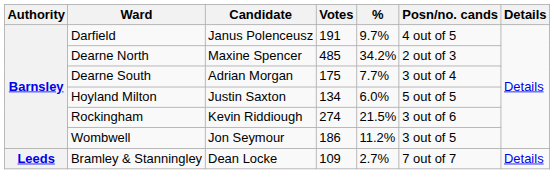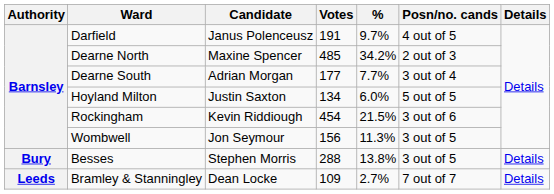(330, 76) 175 -> (330, 76) 177
(330, 117) 274 -> (330, 117) 454
(330, 138) 186 -> (330, 138) 156
(377, 138) 11.2% -> (377, 138) 11.3%
+ row: (92, 158)
